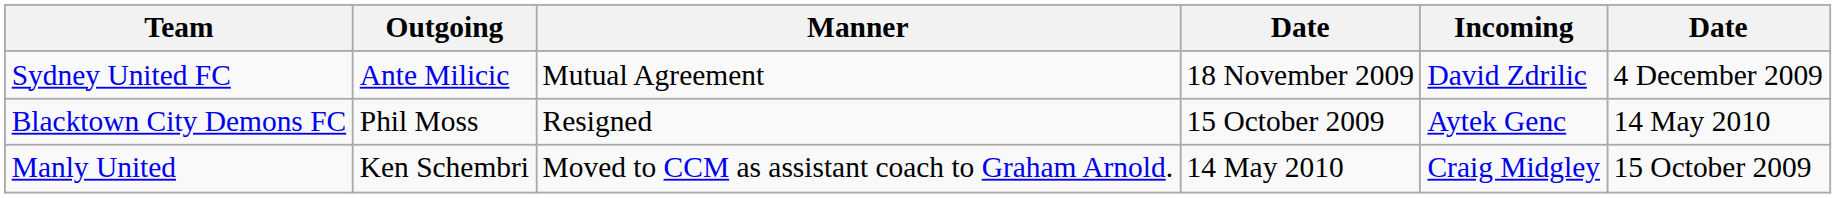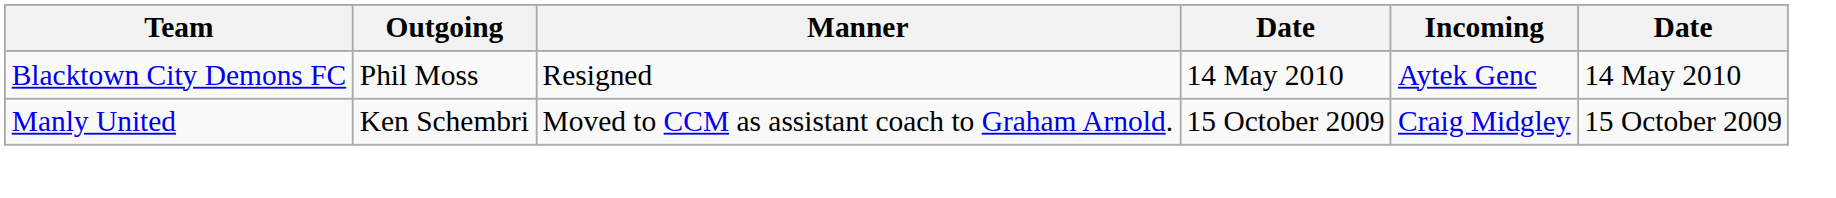- row: (121, 74)
(1286, 121) 15 October 2009 -> (1265, 74) 14 May 2010
(1265, 167) 14 May 2010 -> (1286, 121) 15 October 2009
